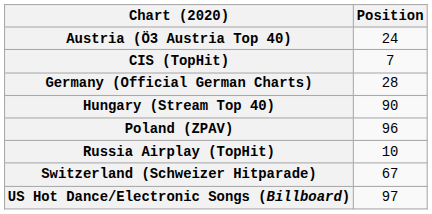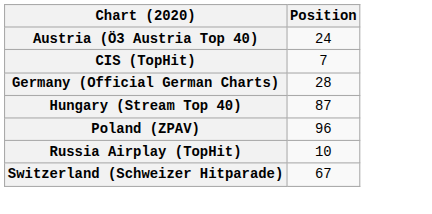(390, 107) 90 -> (323, 107) 87
- row: (179, 197)
